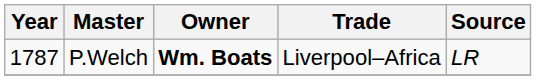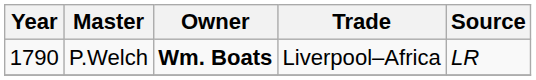(34, 57) 1787 -> (34, 57) 1790
